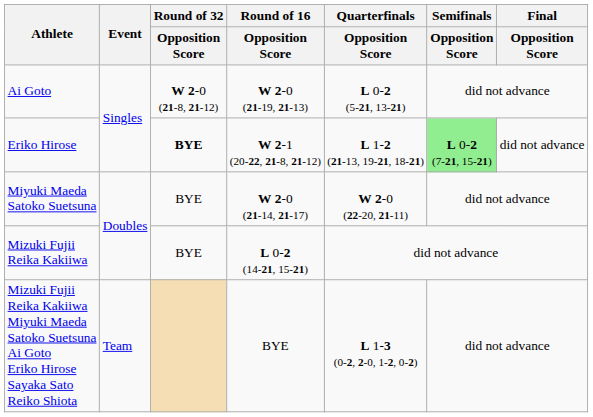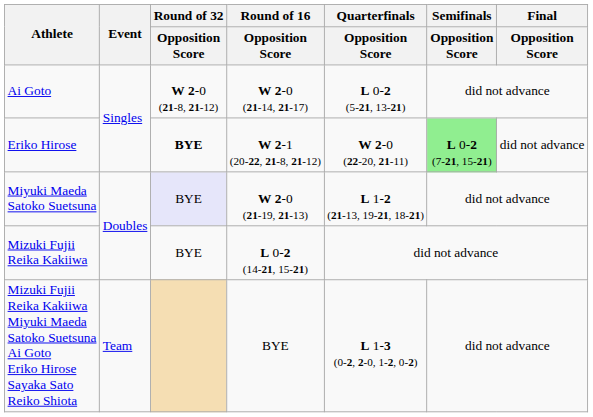(275, 99) W 2-0 (21-19, 21-13) -> (275, 99) W 2-0 (21-14, 21-17)
(376, 153) L 1-2 (21-13, 19-21, 18-21) -> (376, 153) W 2-0 (22-20, 21-11)
(189, 199) no background -> (189, 199) lavender background
(275, 207) W 2-0 (21-14, 21-17) -> (275, 207) W 2-0 (21-19, 21-13)
(376, 207) W 2-0 (22-20, 21-11) -> (376, 207) L 1-2 (21-13, 19-21, 18-21)
